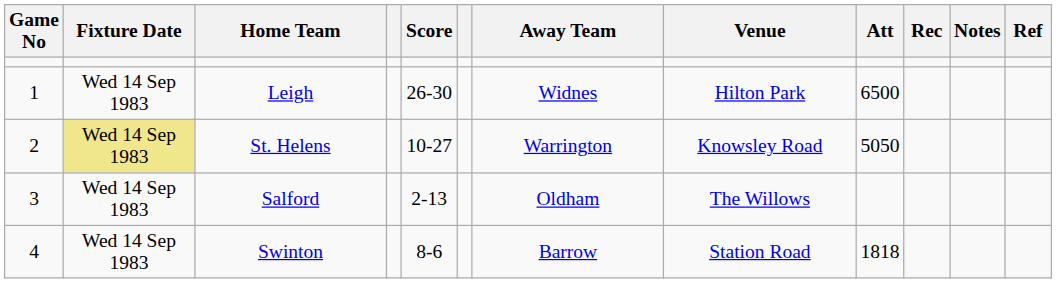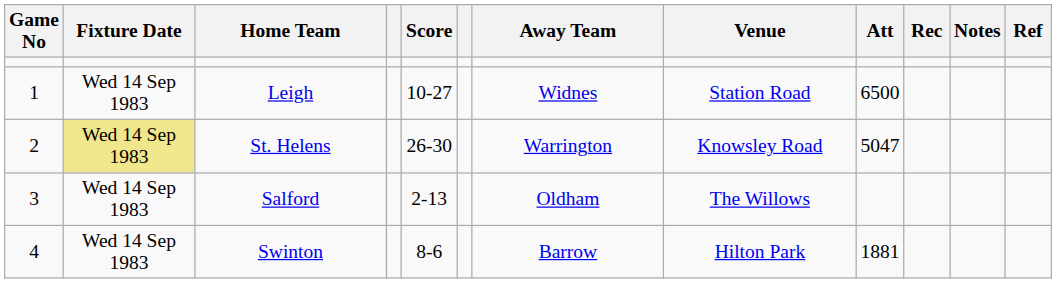(429, 92) 26-30 -> (429, 92) 10-27
(760, 92) Hilton Park -> (760, 92) Station Road
(429, 145) 10-27 -> (429, 145) 26-30
(880, 145) 5050 -> (880, 145) 5047
(760, 251) Station Road -> (760, 251) Hilton Park
(880, 251) 1818 -> (880, 251) 1881
